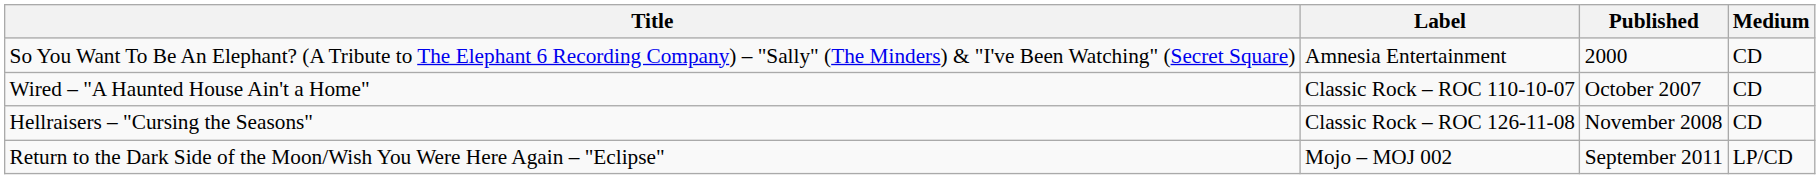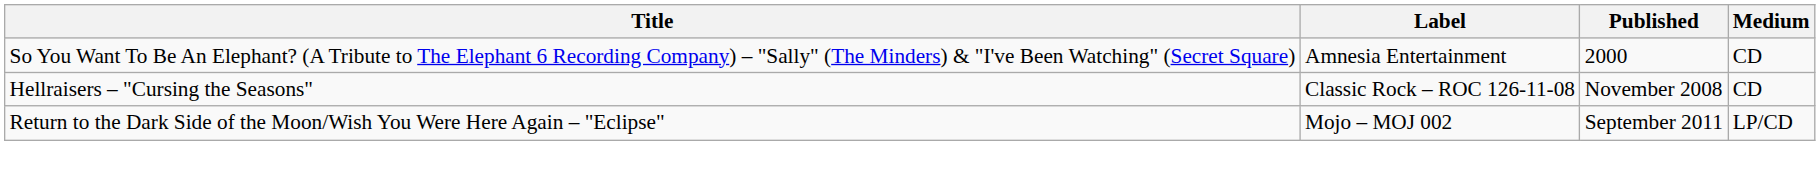- row: (190, 88)
